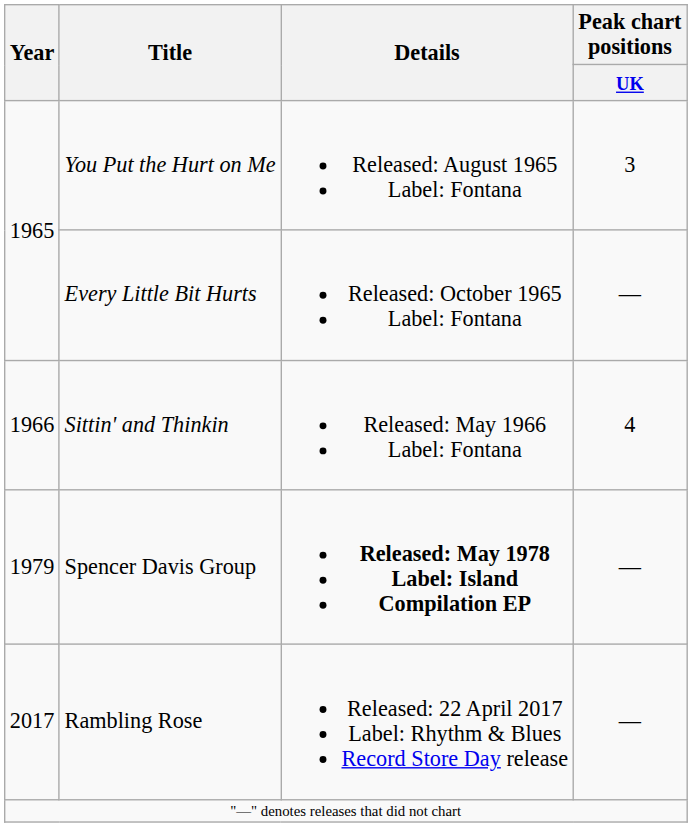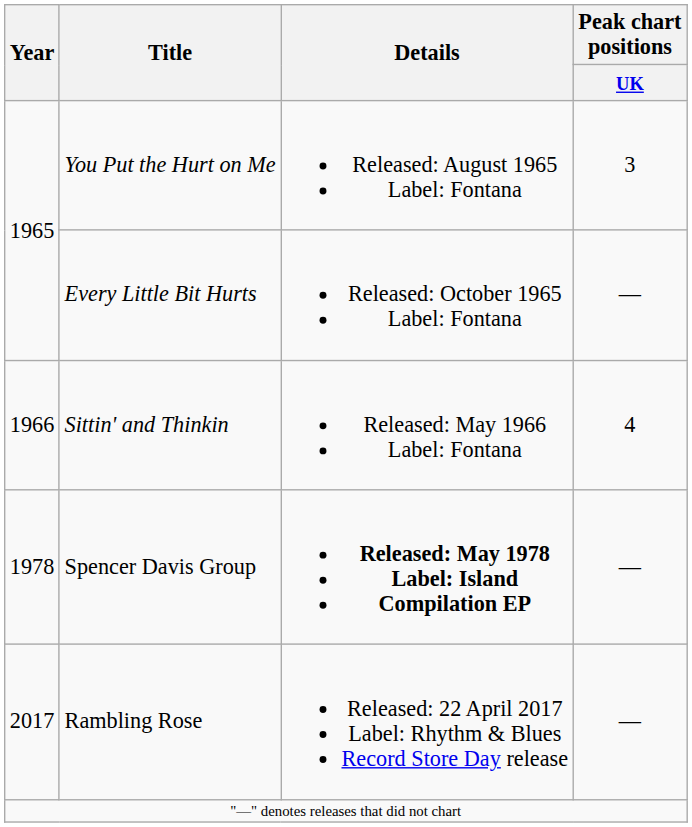(32, 566) 1979 -> (32, 566) 1978
